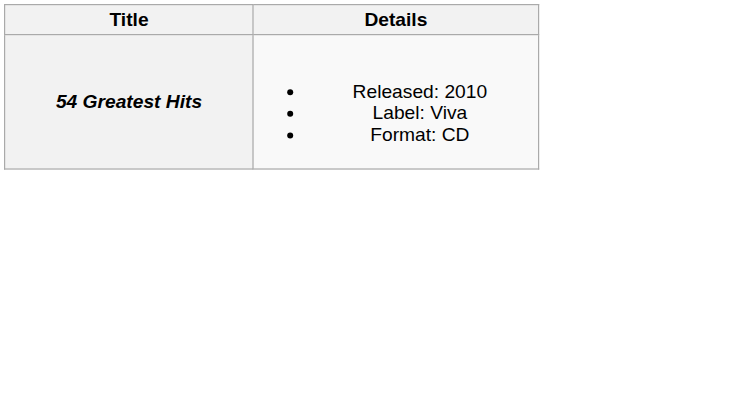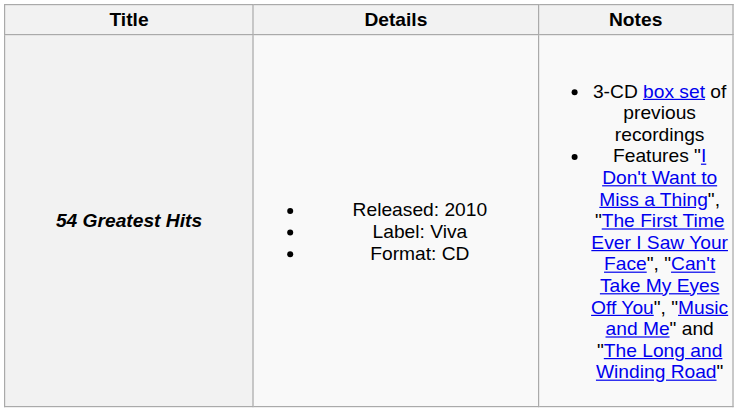+ column: (636, 19)
